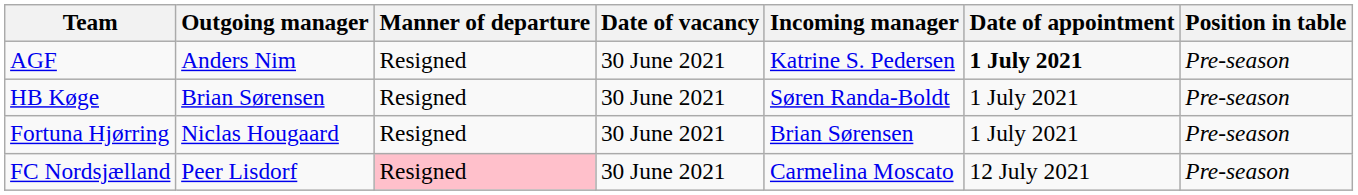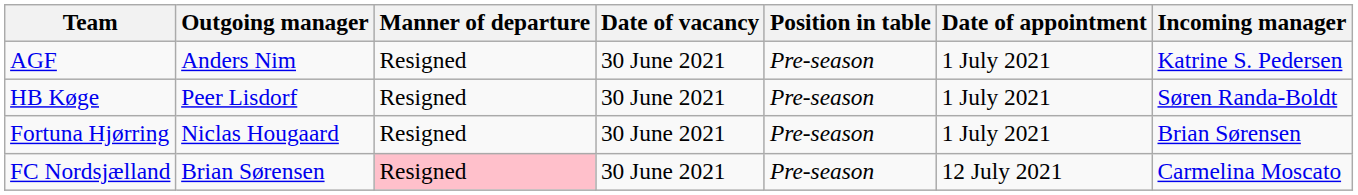columns swapped: (864, 23) <-> (1266, 23)
(1026, 60) bold -> (996, 60) normal
(253, 97) Brian Sørensen -> (239, 97) Peer Lisdorf
(239, 171) Peer Lisdorf -> (253, 171) Brian Sørensen
